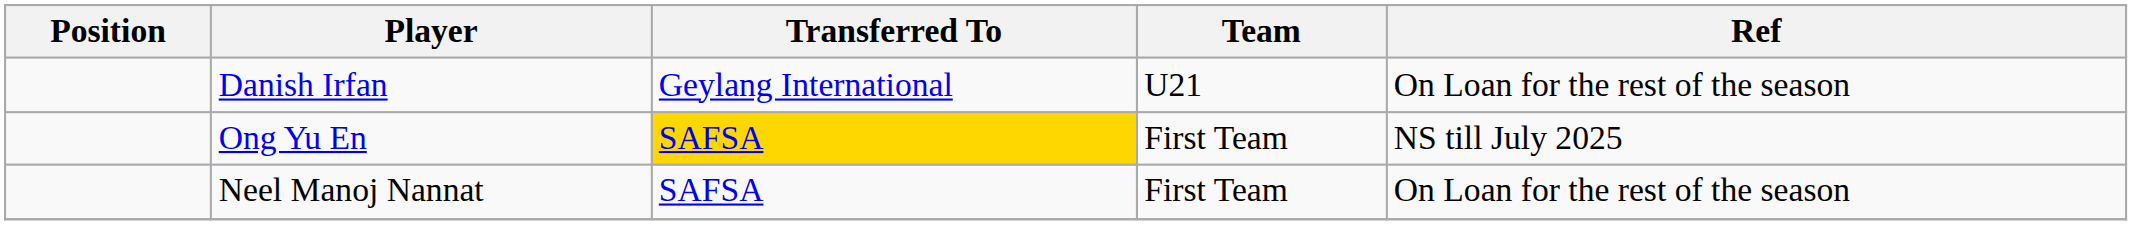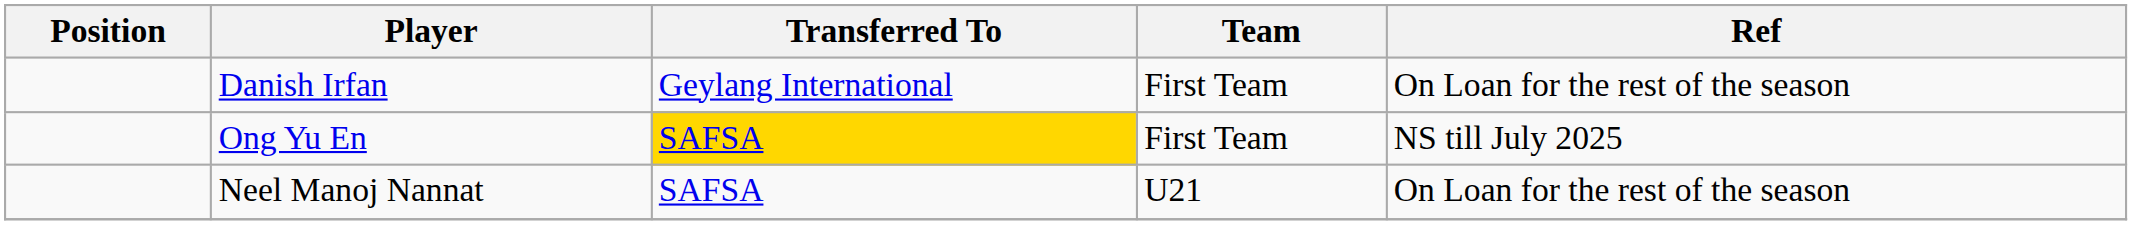(1173, 84) U21 -> (1216, 84) First Team
(1216, 191) First Team -> (1173, 191) U21
